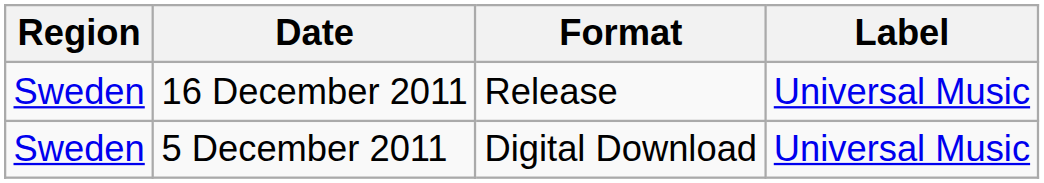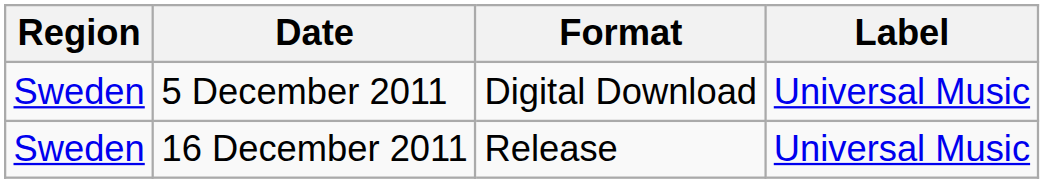rows swapped: (305, 148) <-> (315, 90)
